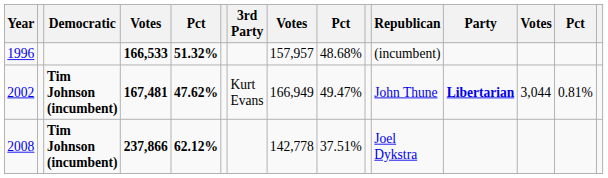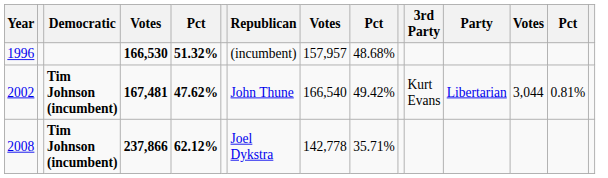columns swapped: (407, 23) <-> (247, 23)
(146, 53) 166,533 -> (146, 53) 166,530
(292, 92) 166,949 -> (325, 92) 166,540
(341, 92) 49.47% -> (374, 92) 49.42%
(481, 92) bold -> (477, 92) normal
(341, 146) 37.51% -> (374, 146) 35.71%
